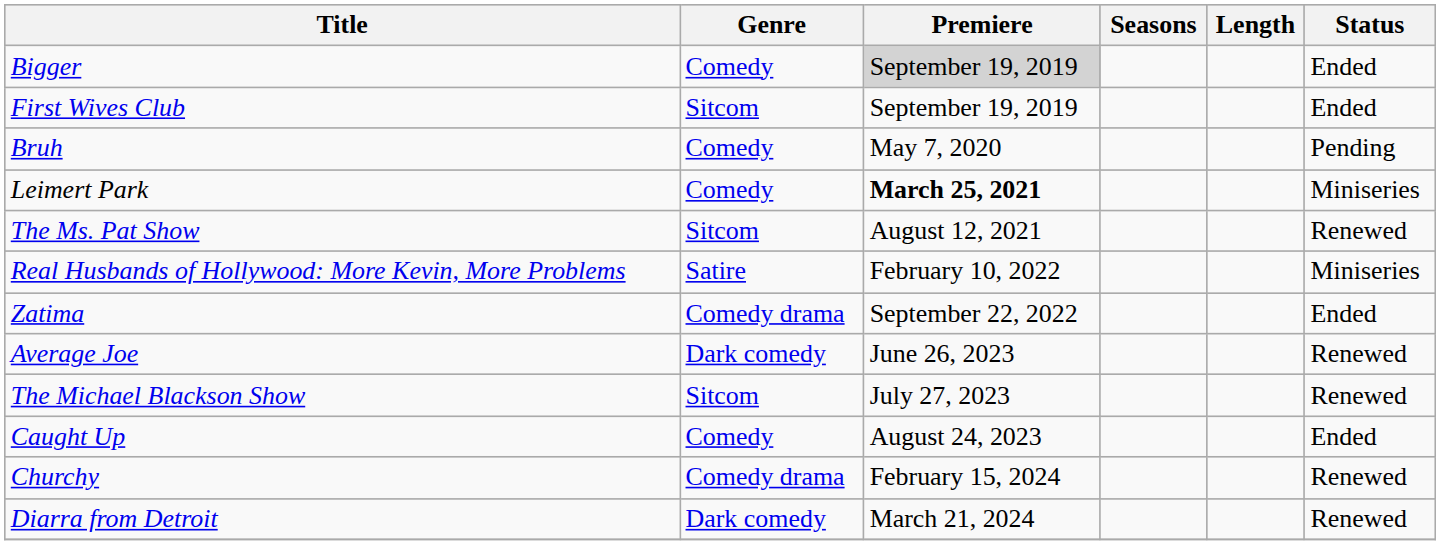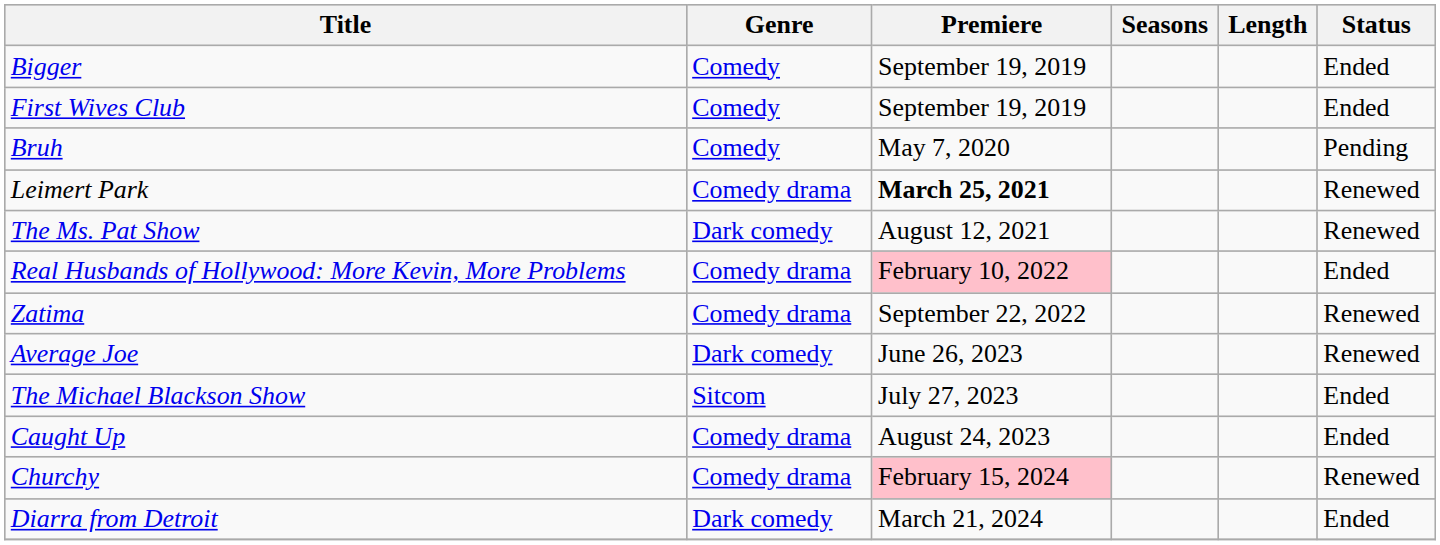(974, 66) lightgrey background -> (982, 66) no background
(722, 107) Sitcom -> (736, 107) Comedy
(729, 189) Comedy -> (772, 189) Comedy drama
(1365, 189) Miniseries -> (1372, 189) Renewed
(722, 230) Sitcom -> (762, 230) Dark comedy
(716, 271) Satire -> (772, 271) Comedy drama
(965, 271) no background -> (974, 271) pink background
(1365, 271) Miniseries -> (1356, 271) Ended
(1344, 312) Ended -> (1372, 312) Renewed
(1359, 395) Renewed -> (1356, 395) Ended
(729, 436) Comedy -> (772, 436) Comedy drama
(965, 477) no background -> (974, 477) pink background
(1359, 518) Renewed -> (1356, 518) Ended
